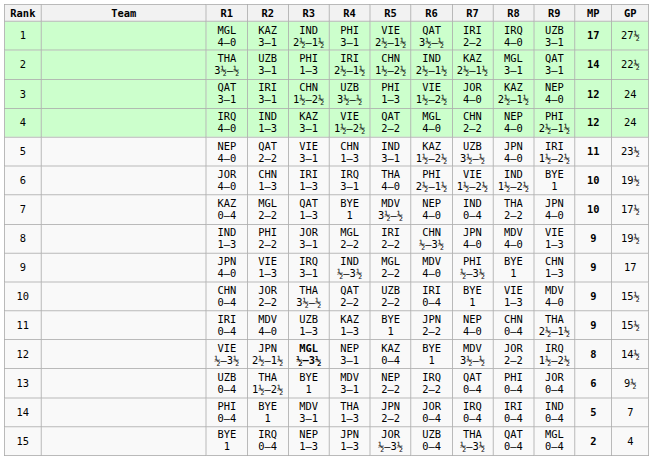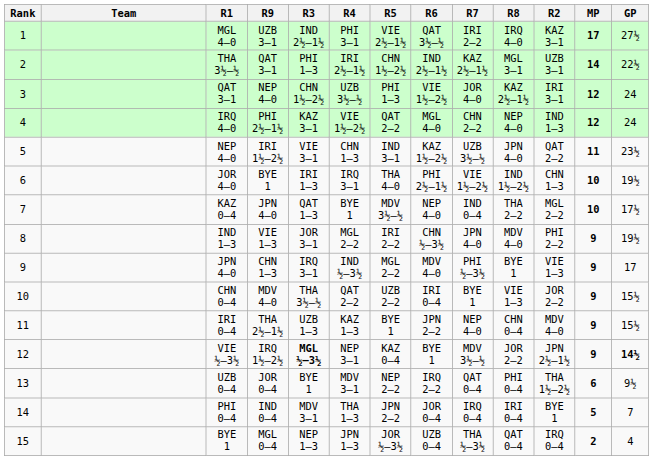columns swapped: (268, 13) <-> (554, 13)
(593, 354) 8 -> (593, 354) 9
(630, 354) normal -> (630, 354) bold
